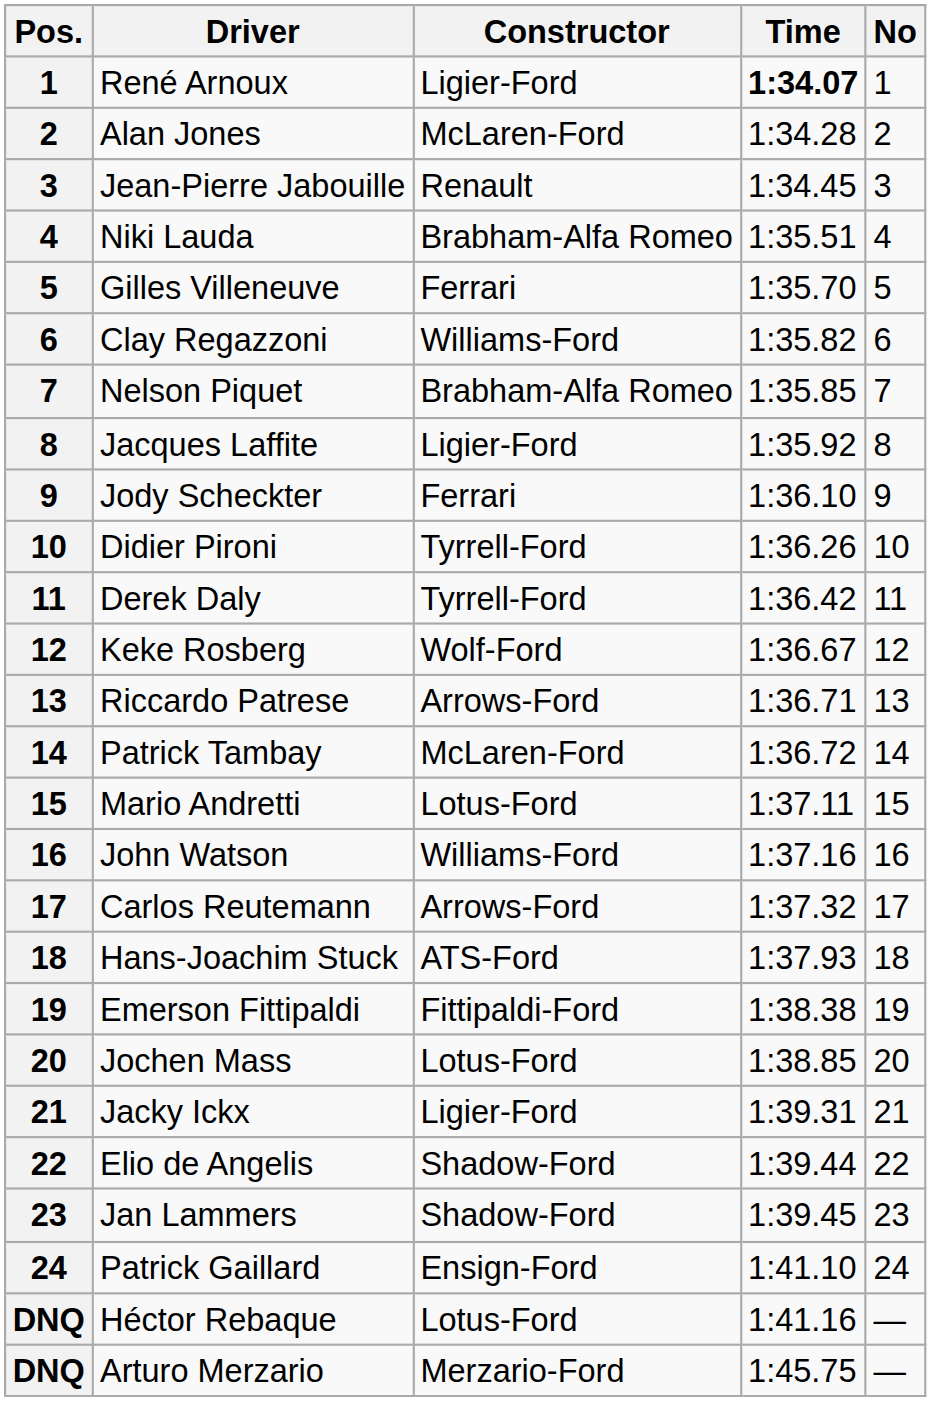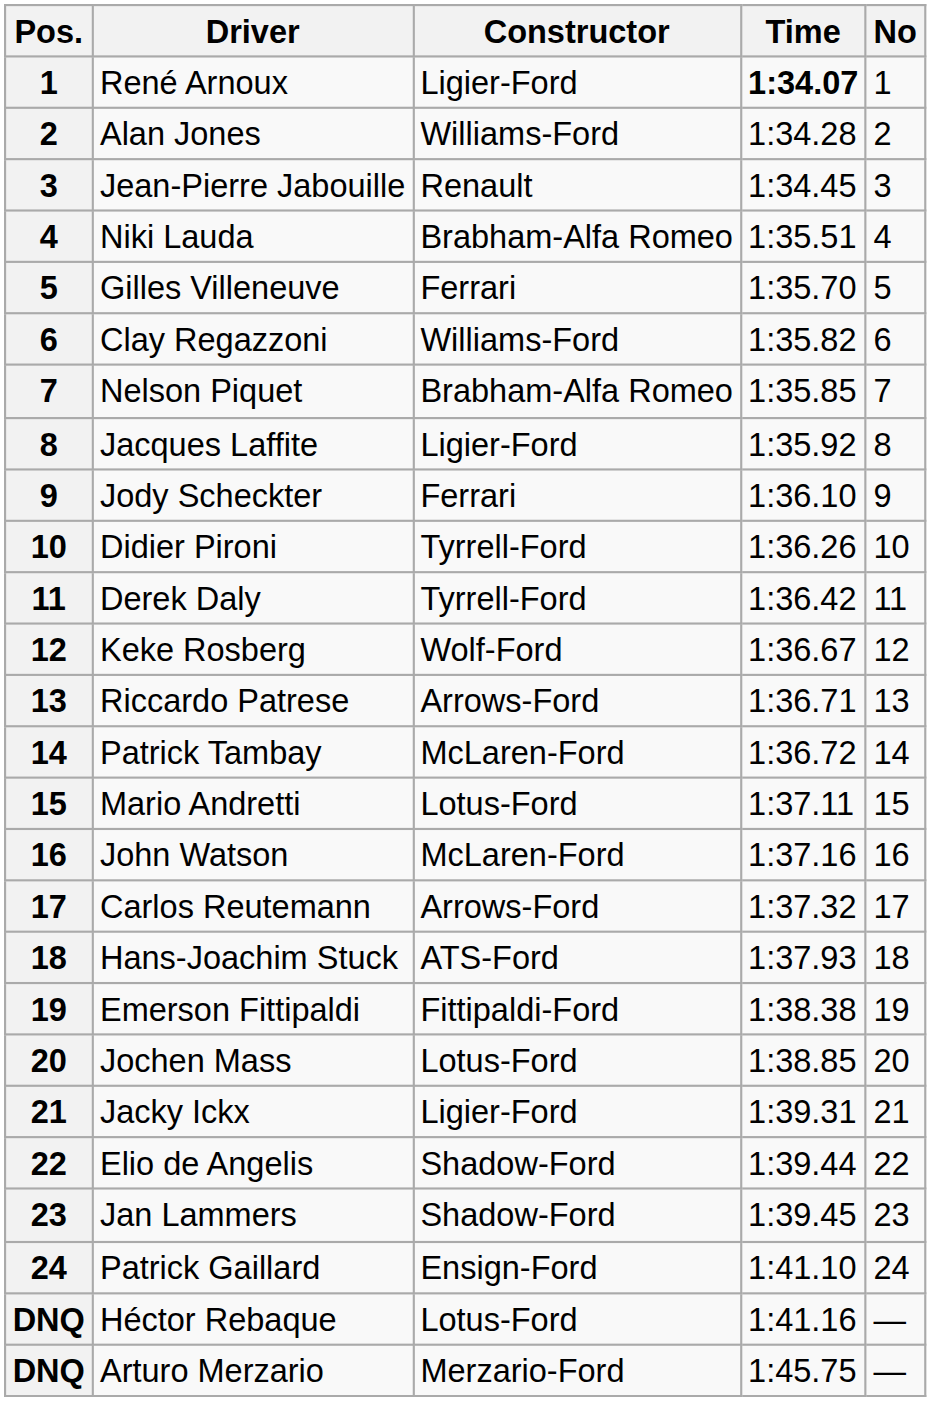(522, 134) McLaren-Ford -> (520, 134) Williams-Ford
(520, 855) Williams-Ford -> (522, 855) McLaren-Ford
